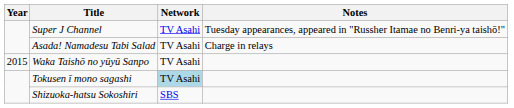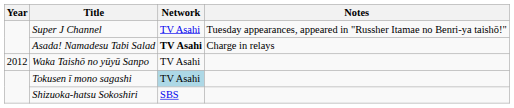(180, 45) normal -> (181, 45) bold
(17, 62) 2015 -> (17, 62) 2012
